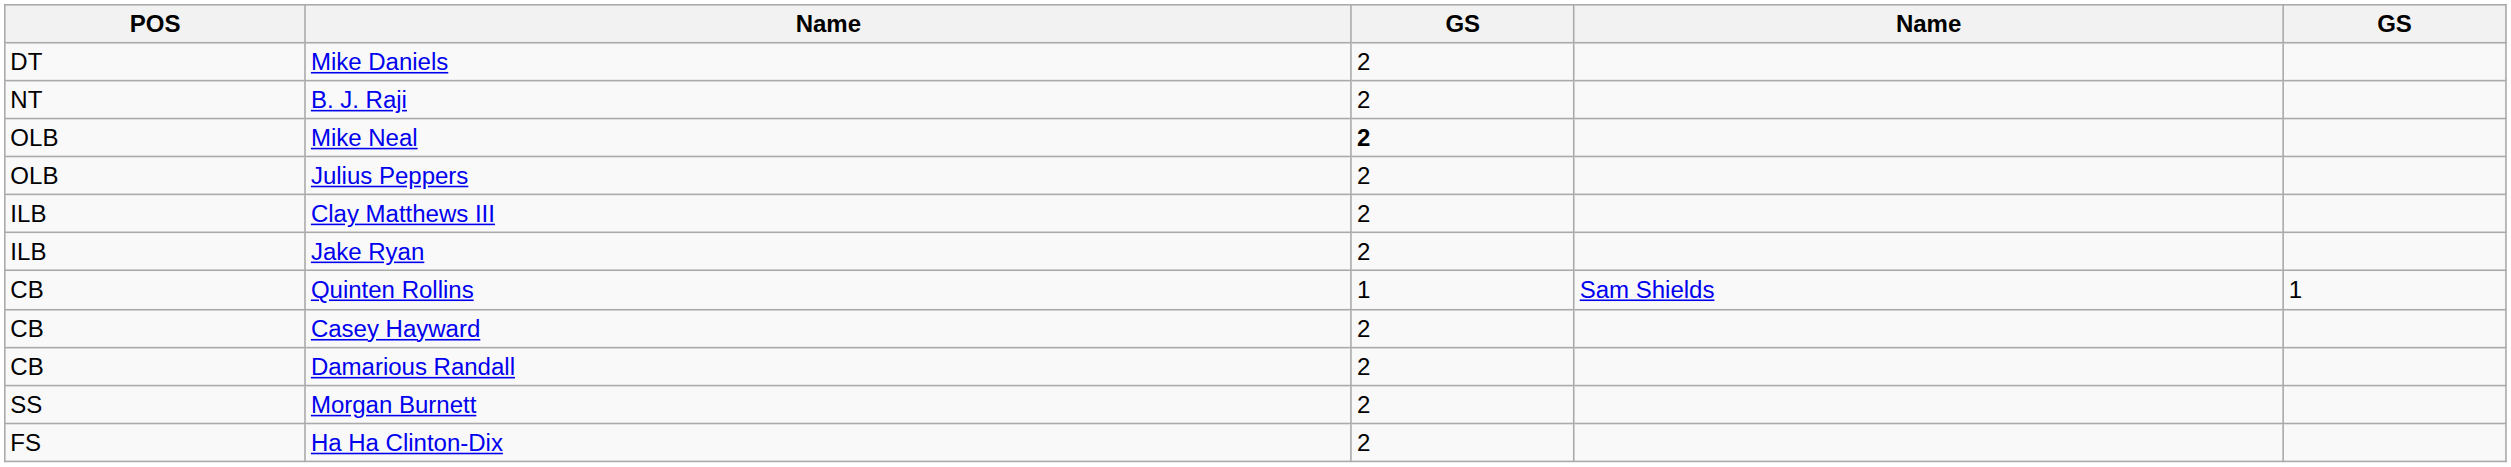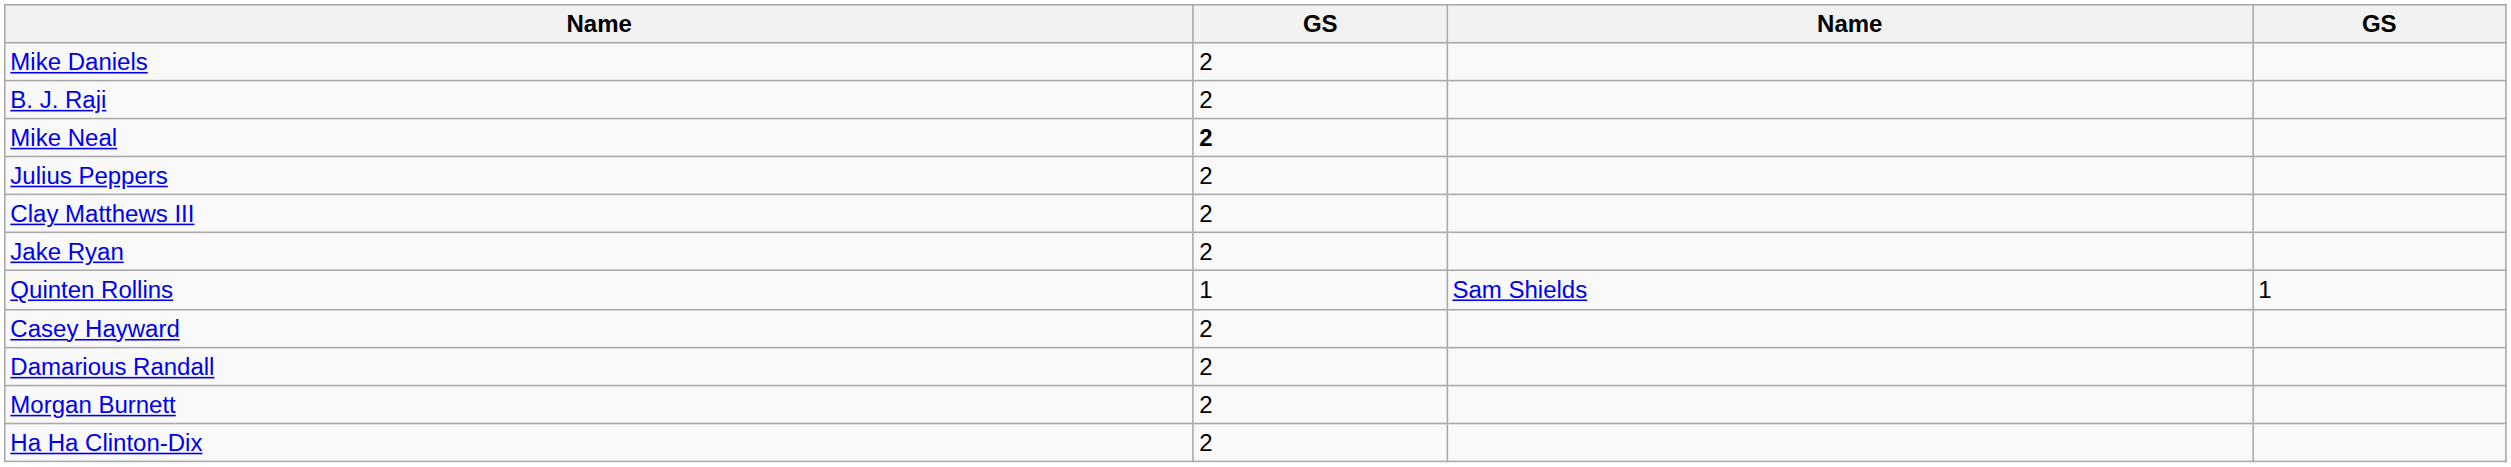- column: (155, 24)
